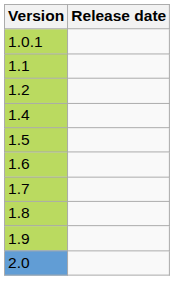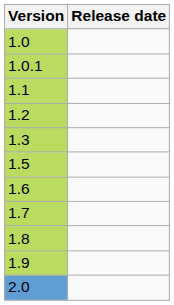+ row: (19, 41)
+ row: (19, 139)
- row: (19, 115)
